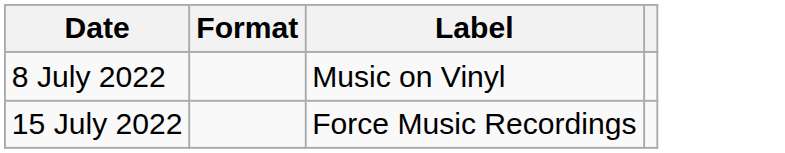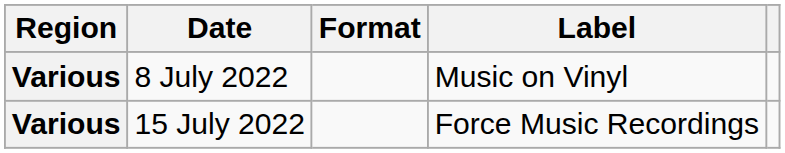+ column: (66, 28)
